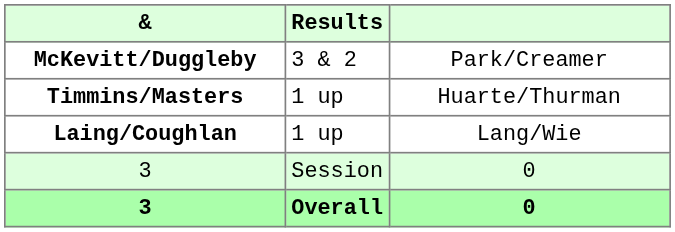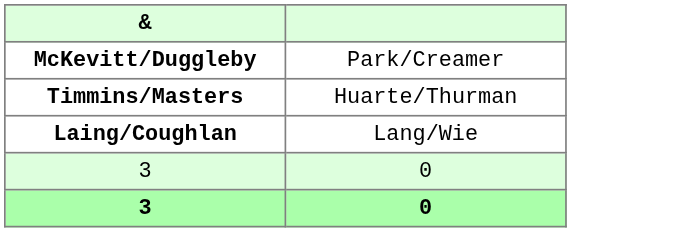- column: (337, 23)
